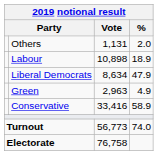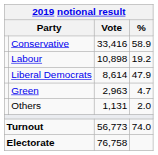rows swapped: (40, 106) <-> (26, 43)
(141, 59) 18.9 -> (141, 59) 19.2
(115, 75) 8,634 -> (115, 75) 8,614
(144, 91) 4.9 -> (144, 91) 4.7
